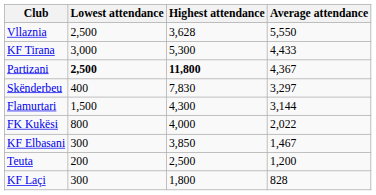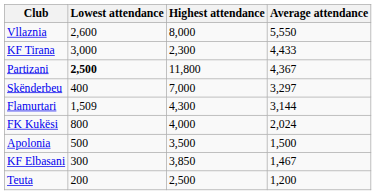(84, 32) 2,500 -> (84, 32) 2,600
(182, 32) 3,628 -> (182, 32) 8,000
(182, 50) 5,300 -> (182, 50) 2,300
(185, 69) bold -> (185, 69) normal
(182, 87) 7,830 -> (182, 87) 7,000
(84, 106) 1,500 -> (84, 106) 1,509
(283, 124) 2,022 -> (283, 124) 2,024
+ row: (29, 143)
- row: (26, 180)
